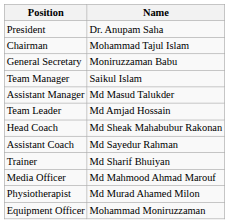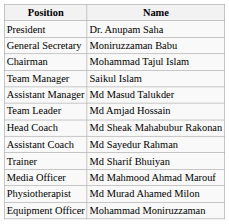rows swapped: (27, 45) <-> (44, 62)
